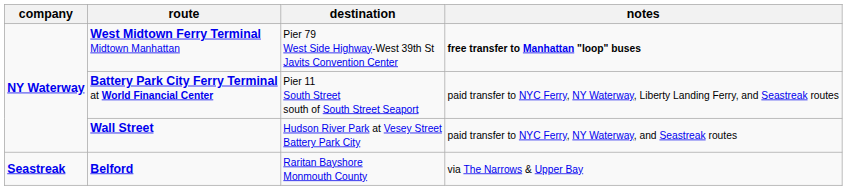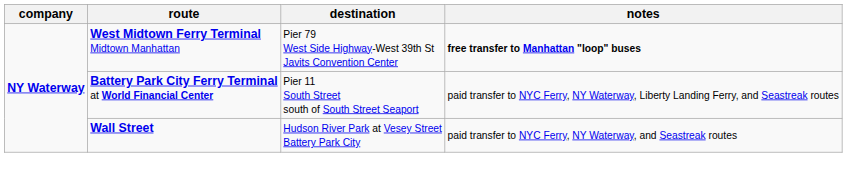- row: (112, 168)
